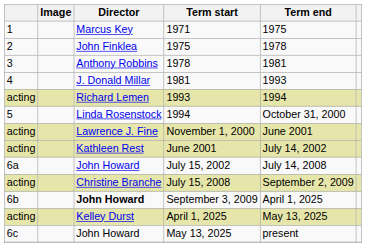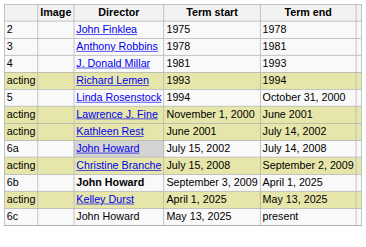- row: (178, 30)
(108, 166) no background -> (108, 149) lightgrey background
